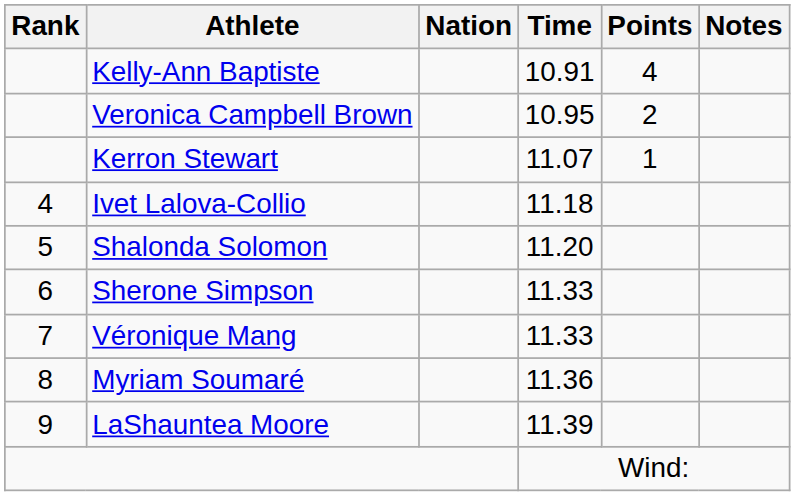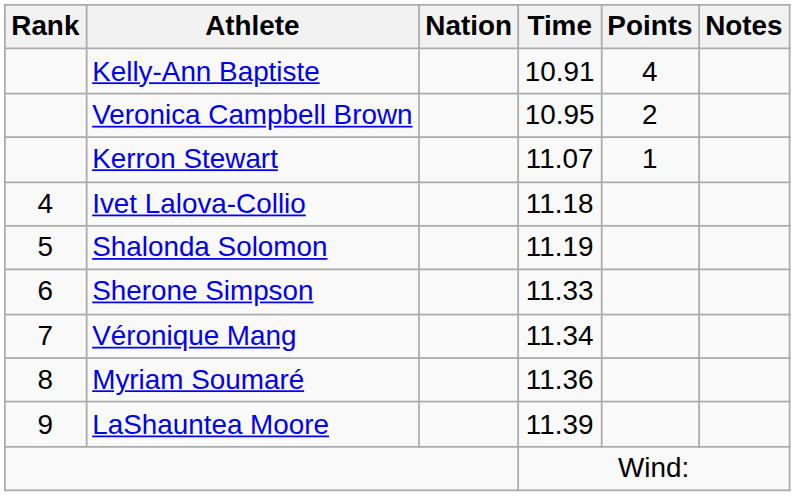(560, 247) 11.20 -> (560, 247) 11.19
(560, 335) 11.33 -> (560, 335) 11.34
